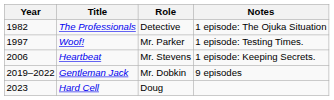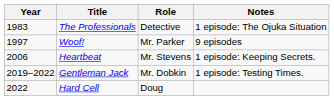(17, 27) 1982 -> (17, 27) 1983
(249, 42) 1 episode: Testing Times. -> (219, 42) 9 episodes
(219, 73) 9 episodes -> (249, 73) 1 episode: Testing Times.
(17, 88) 2023 -> (17, 88) 2022
